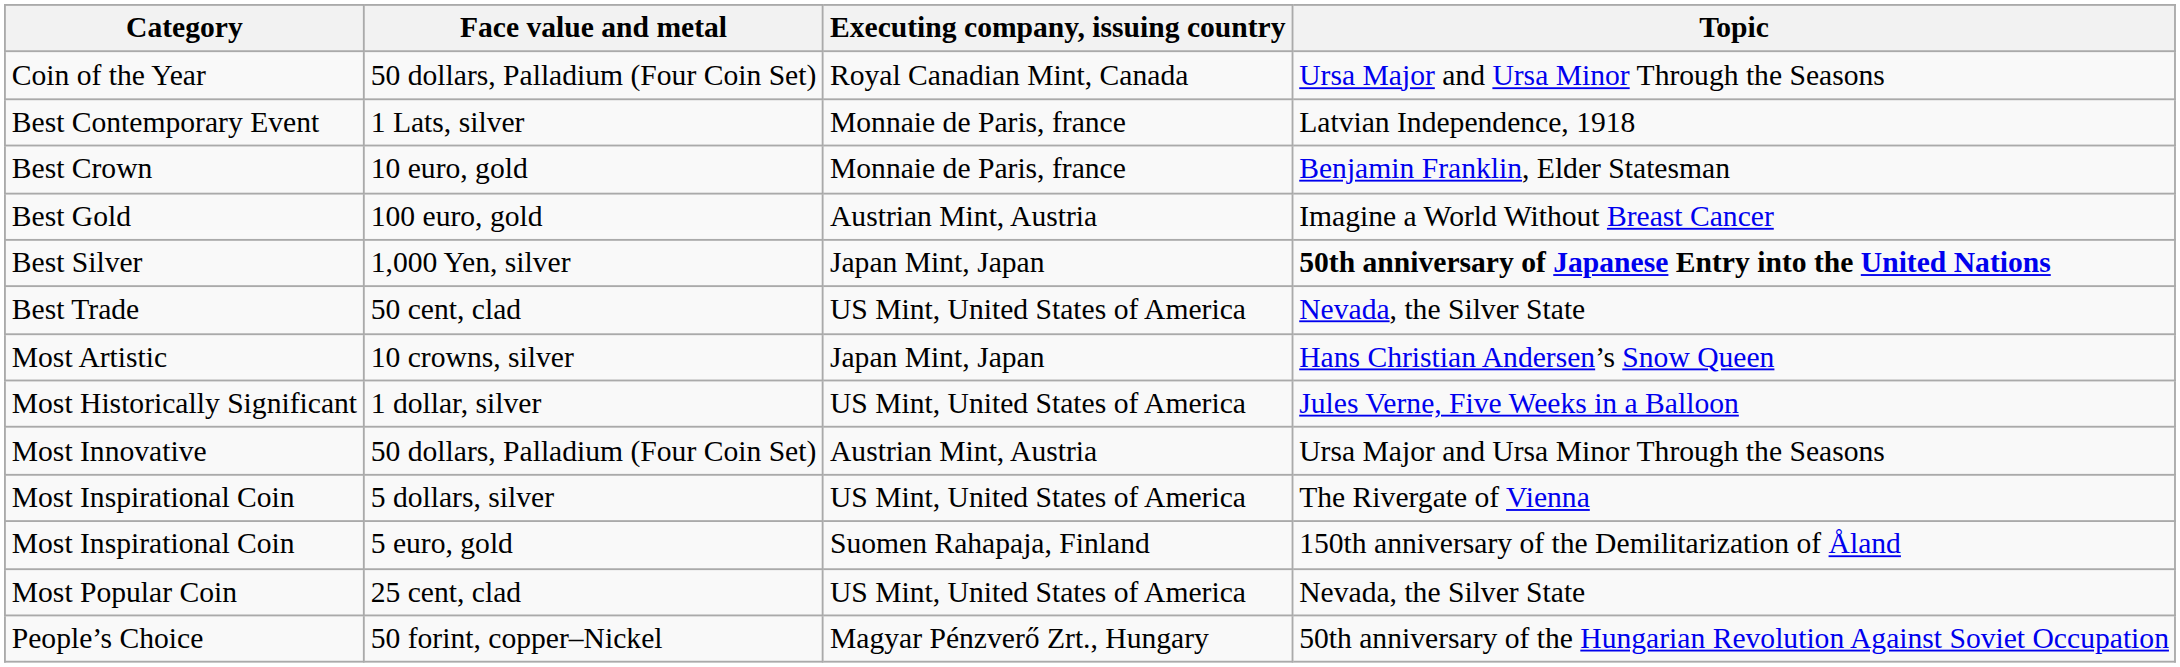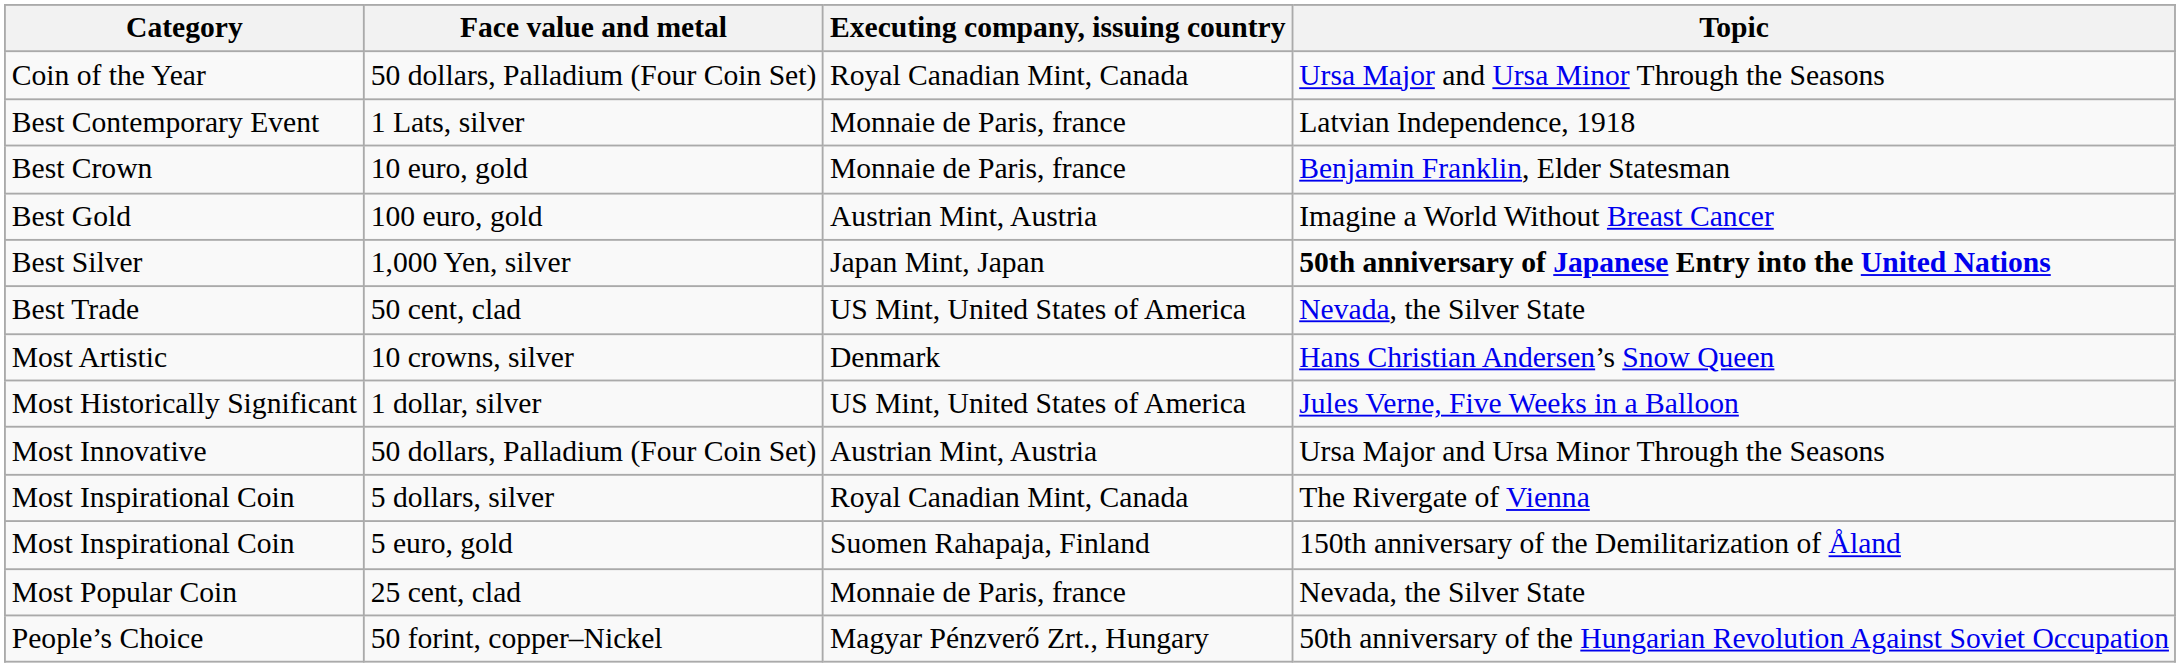(937, 356) Japan Mint, Japan -> (885, 356) Denmark
(1038, 497) US Mint, United States of America -> (1009, 497) Royal Canadian Mint, Canada
(1038, 591) US Mint, United States of America -> (978, 591) Monnaie de Paris, france
